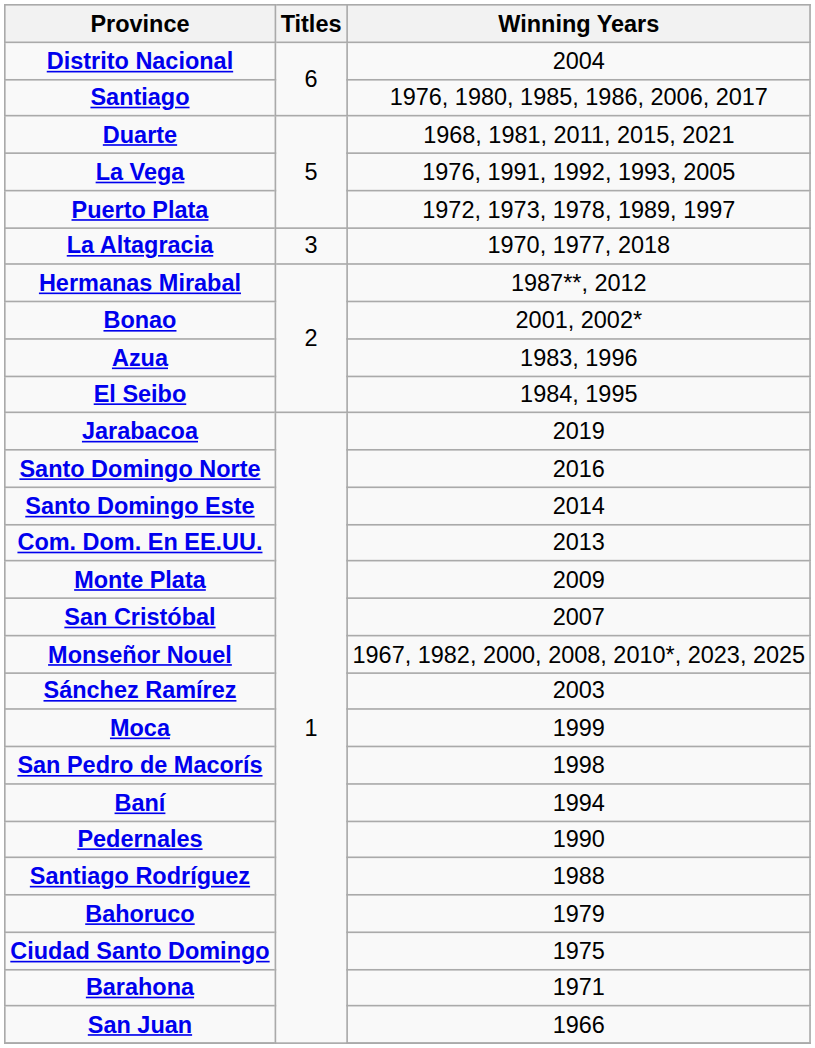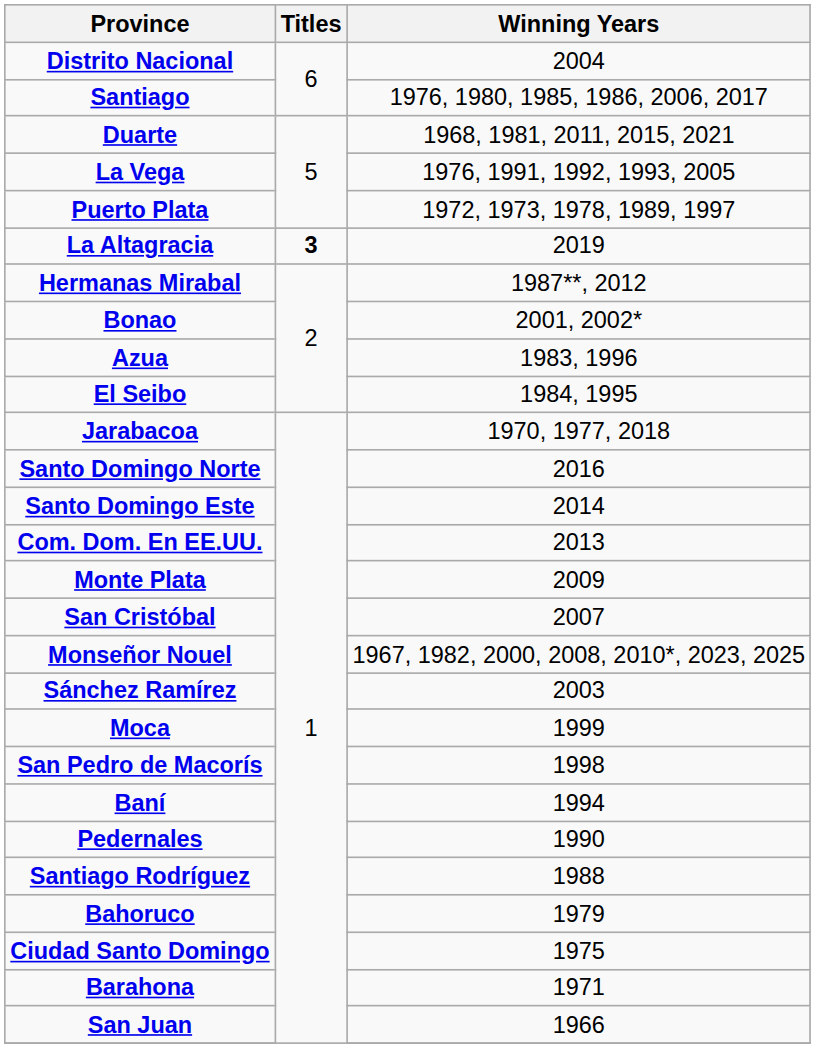(311, 246) normal -> (311, 246) bold
(579, 246) 1970, 1977, 2018 -> (579, 246) 2019
(579, 432) 2019 -> (579, 432) 1970, 1977, 2018
